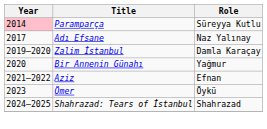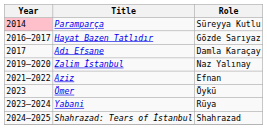+ row: (104, 38)
(224, 38) Naz Yalınay -> (229, 51) Damla Karaçay
(229, 51) Damla Karaçay -> (224, 64) Naz Yalınay
- row: (99, 64)
+ row: (69, 104)
